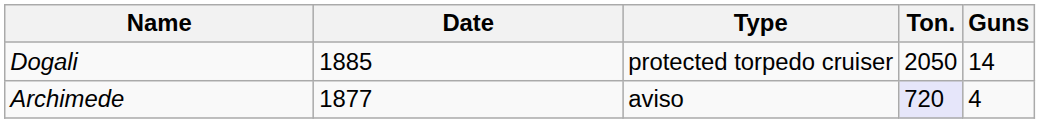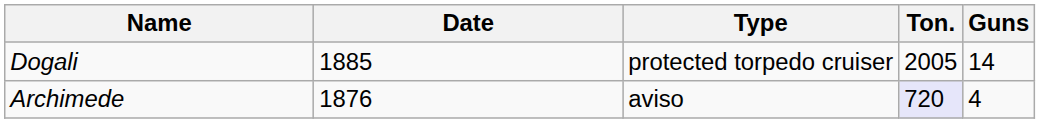(931, 61) 2050 -> (931, 61) 2005
(346, 99) 1877 -> (346, 99) 1876
